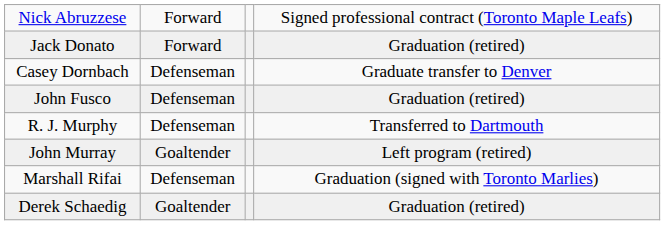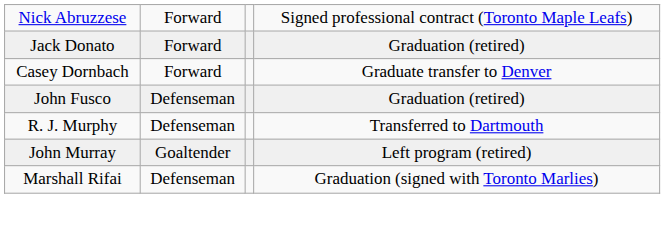(193, 71) Defenseman -> (193, 71) Forward
- row: (72, 206)
